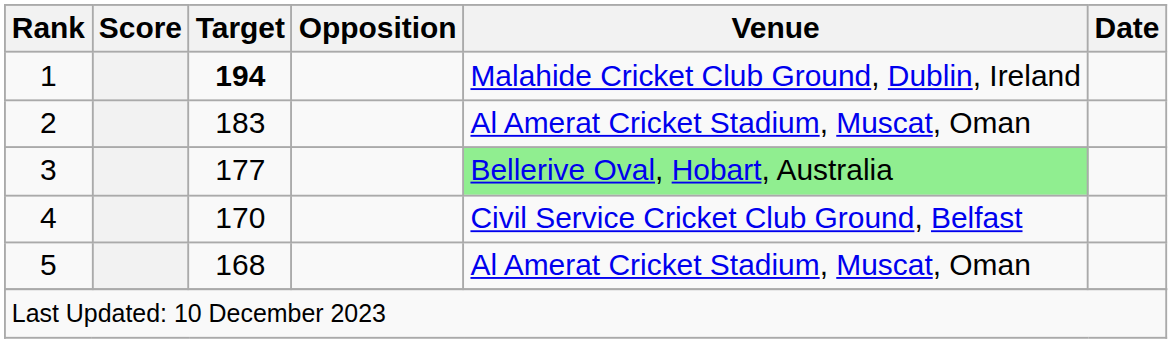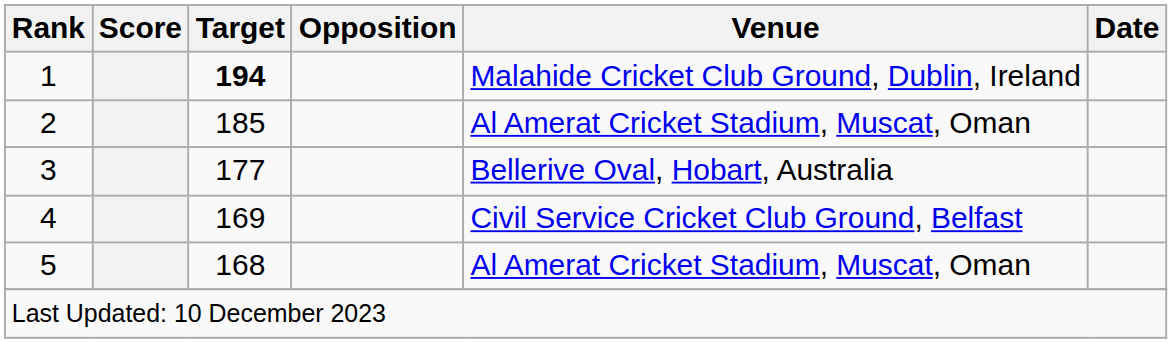(240, 123) 183 -> (240, 123) 185
(682, 170) lightgreen background -> (682, 170) no background
(240, 218) 170 -> (240, 218) 169
